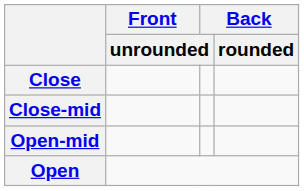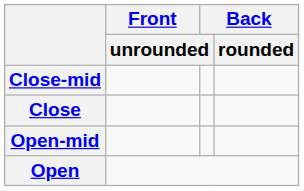rows swapped: (55, 79) <-> (55, 110)
